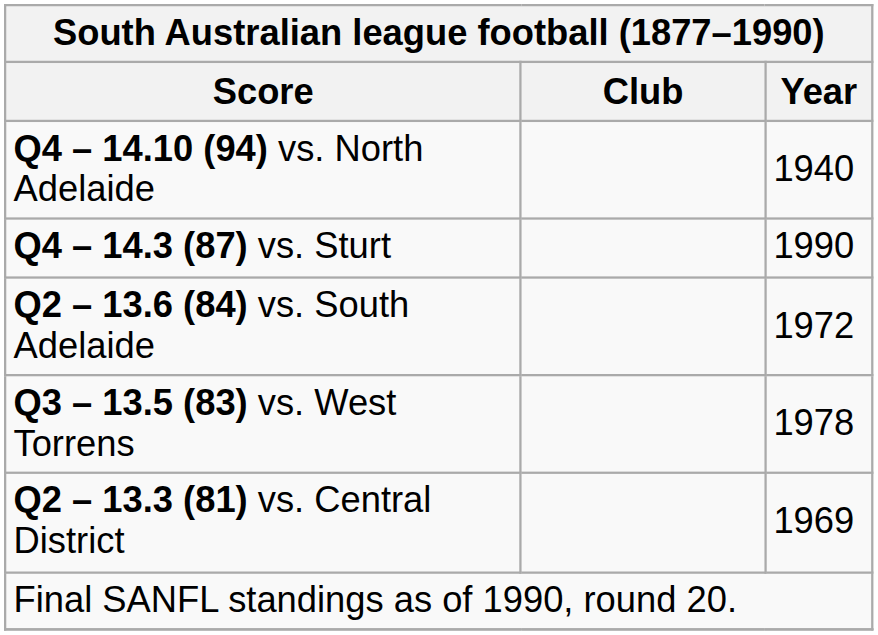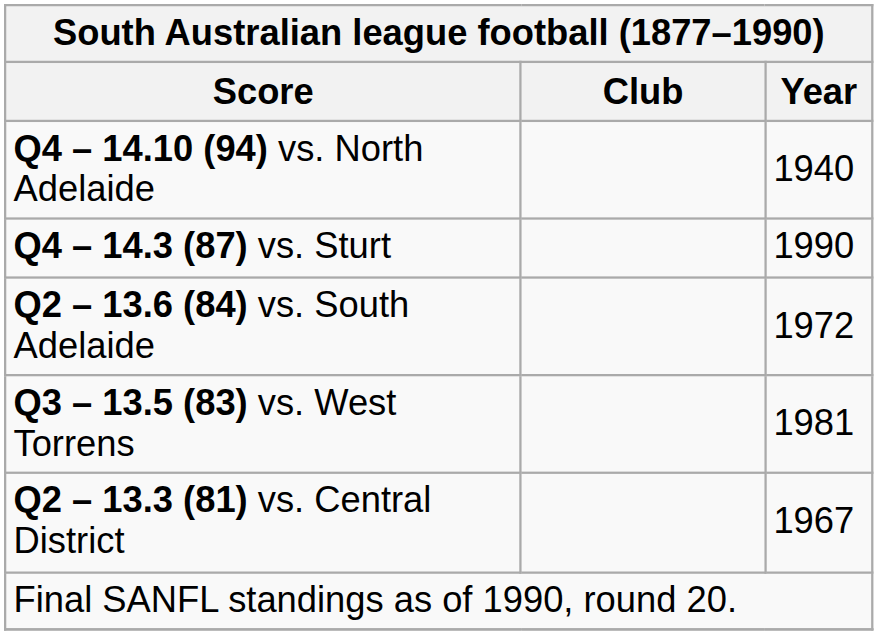(814, 423) 1978 -> (814, 423) 1981
(814, 521) 1969 -> (814, 521) 1967
